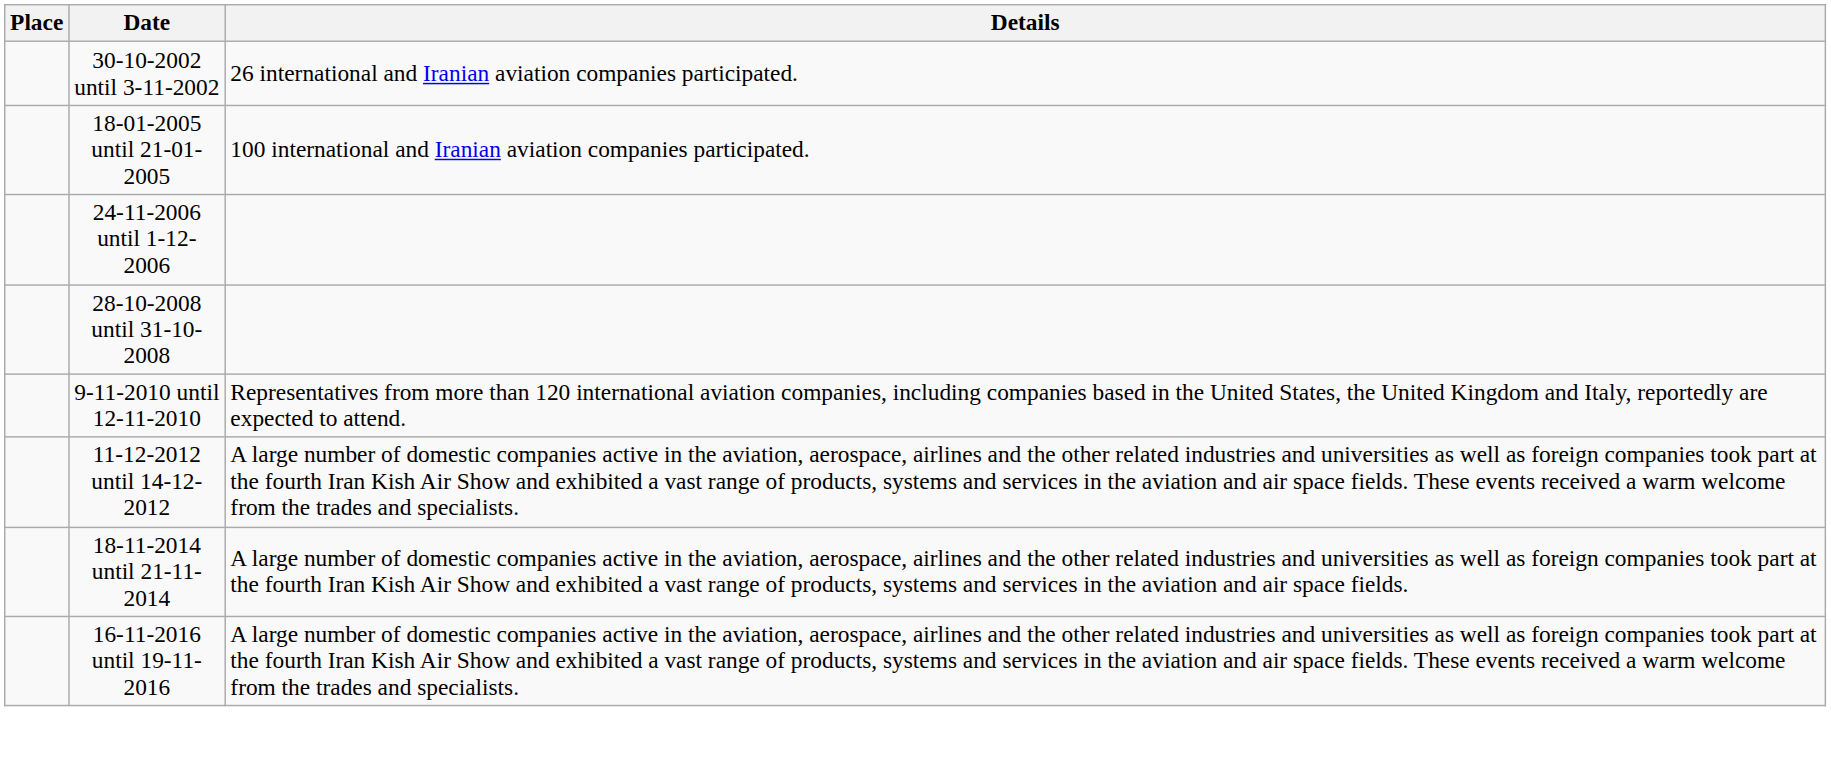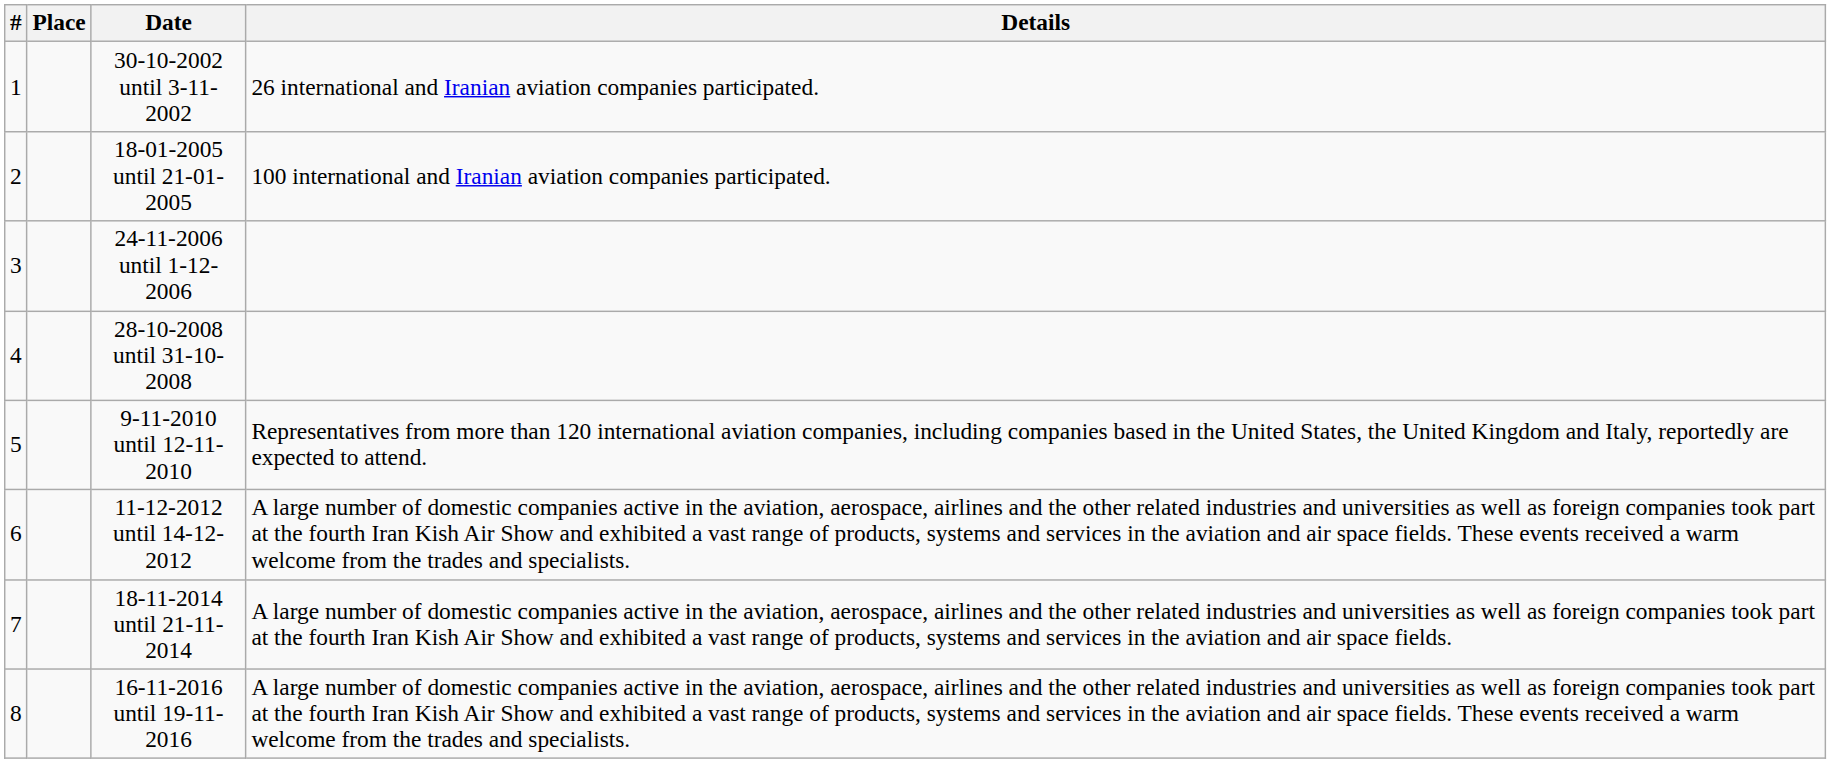+ column: (16, 23)
